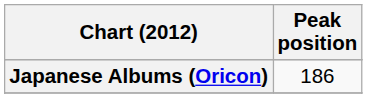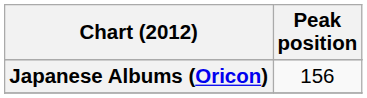(317, 76) 186 -> (317, 76) 156
